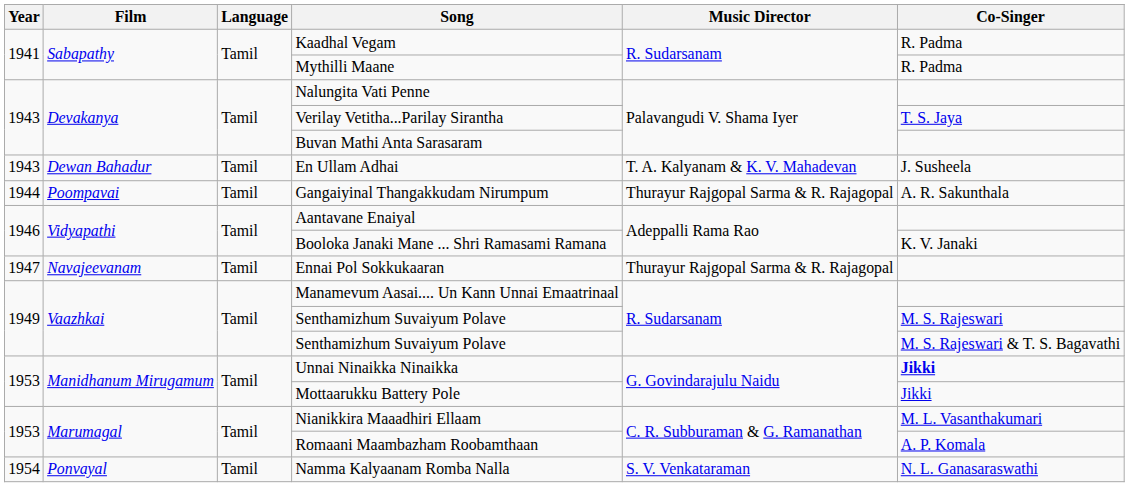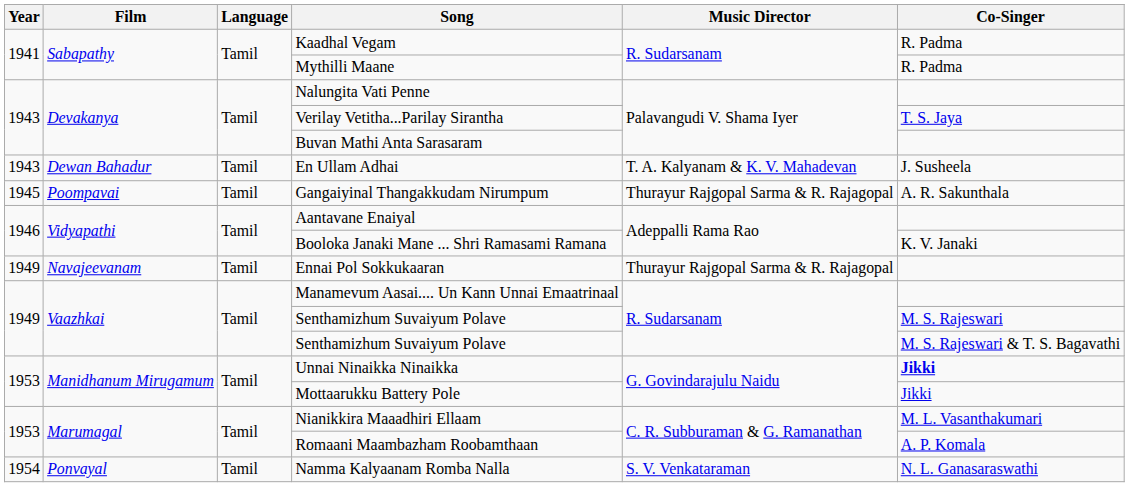(24, 192) 1944 -> (24, 192) 1945
(24, 268) 1947 -> (24, 268) 1949
